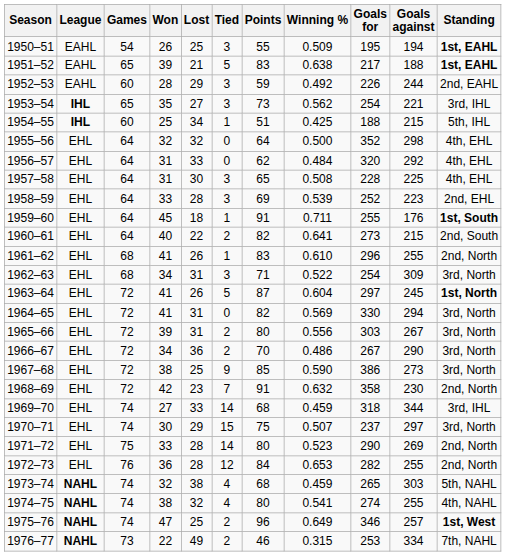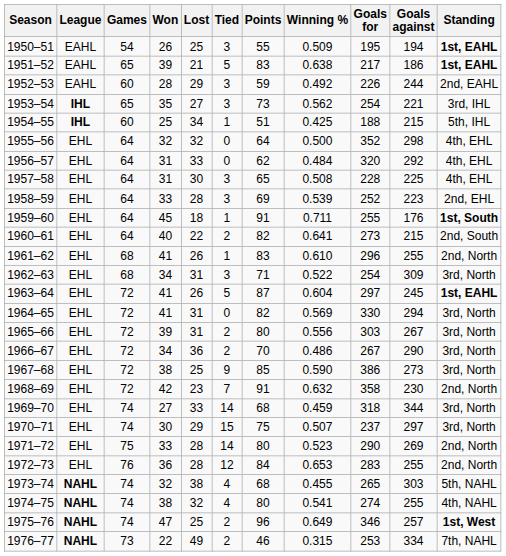(413, 65) 188 -> (413, 65) 186
(469, 293) 1st, North -> (469, 293) 1st, EAHL
(469, 408) 3rd, IHL -> (469, 408) 3rd, North
(370, 465) 282 -> (370, 465) 283
(317, 484) 0.459 -> (317, 484) 0.455
